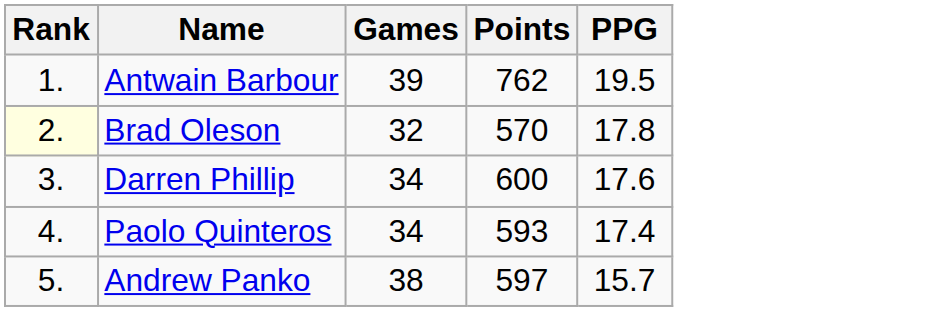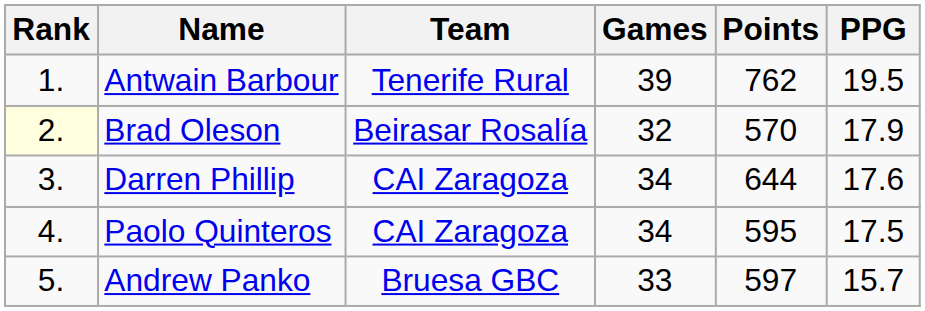+ column: (470, 29)
(624, 130) 17.8 -> (873, 130) 17.9
(522, 180) 600 -> (771, 180) 644
(522, 230) 593 -> (771, 230) 595
(624, 230) 17.4 -> (873, 230) 17.5
(406, 280) 38 -> (655, 280) 33
